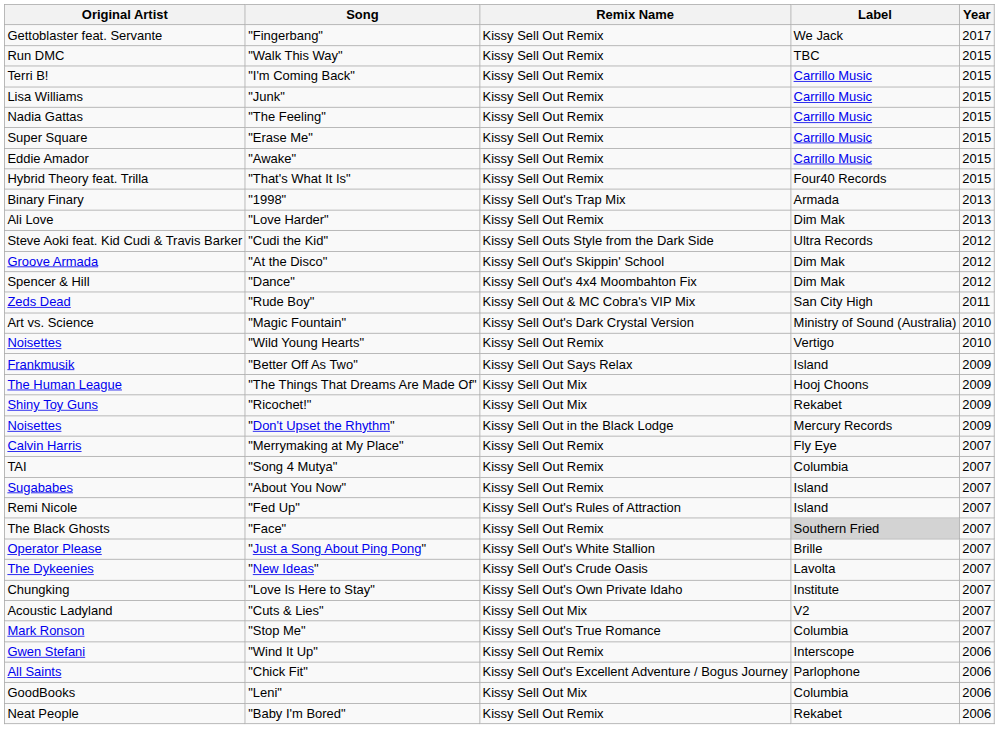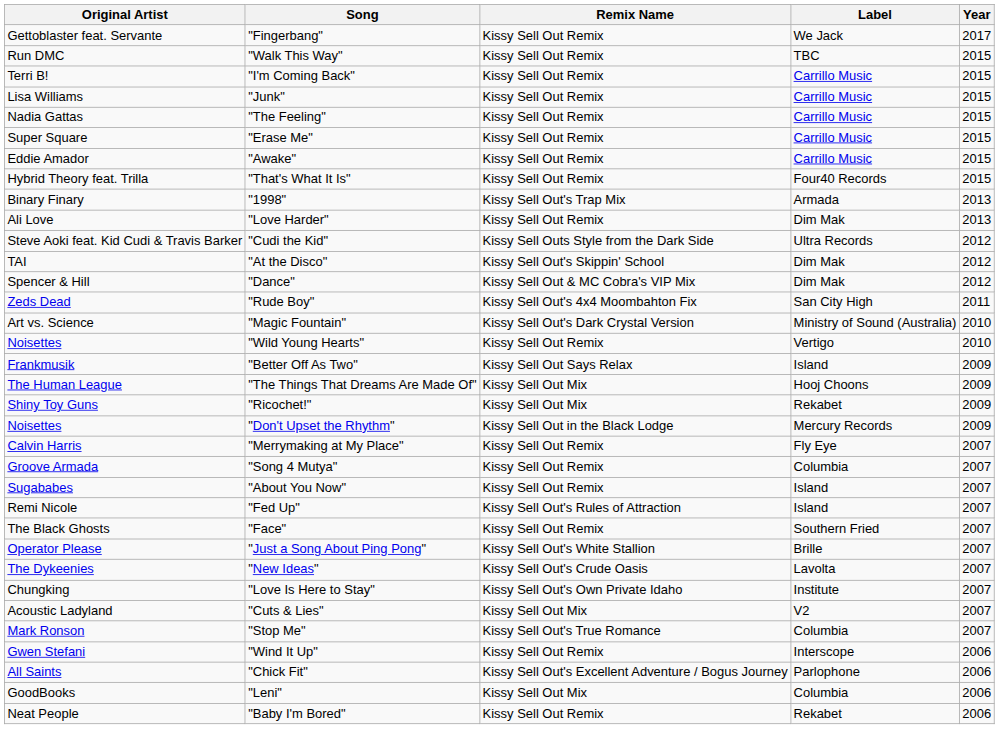(53, 261) Groove Armada -> (17, 261) TAI
(590, 281) Kissy Sell Out's 4x4 Moombahton Fix -> (589, 281) Kissy Sell Out & MC Cobra's VIP Mix
(589, 302) Kissy Sell Out & MC Cobra's VIP Mix -> (590, 302) Kissy Sell Out's 4x4 Moombahton Fix
(17, 466) TAI -> (53, 466) Groove Armada
(836, 528) lightgrey background -> (836, 528) no background
